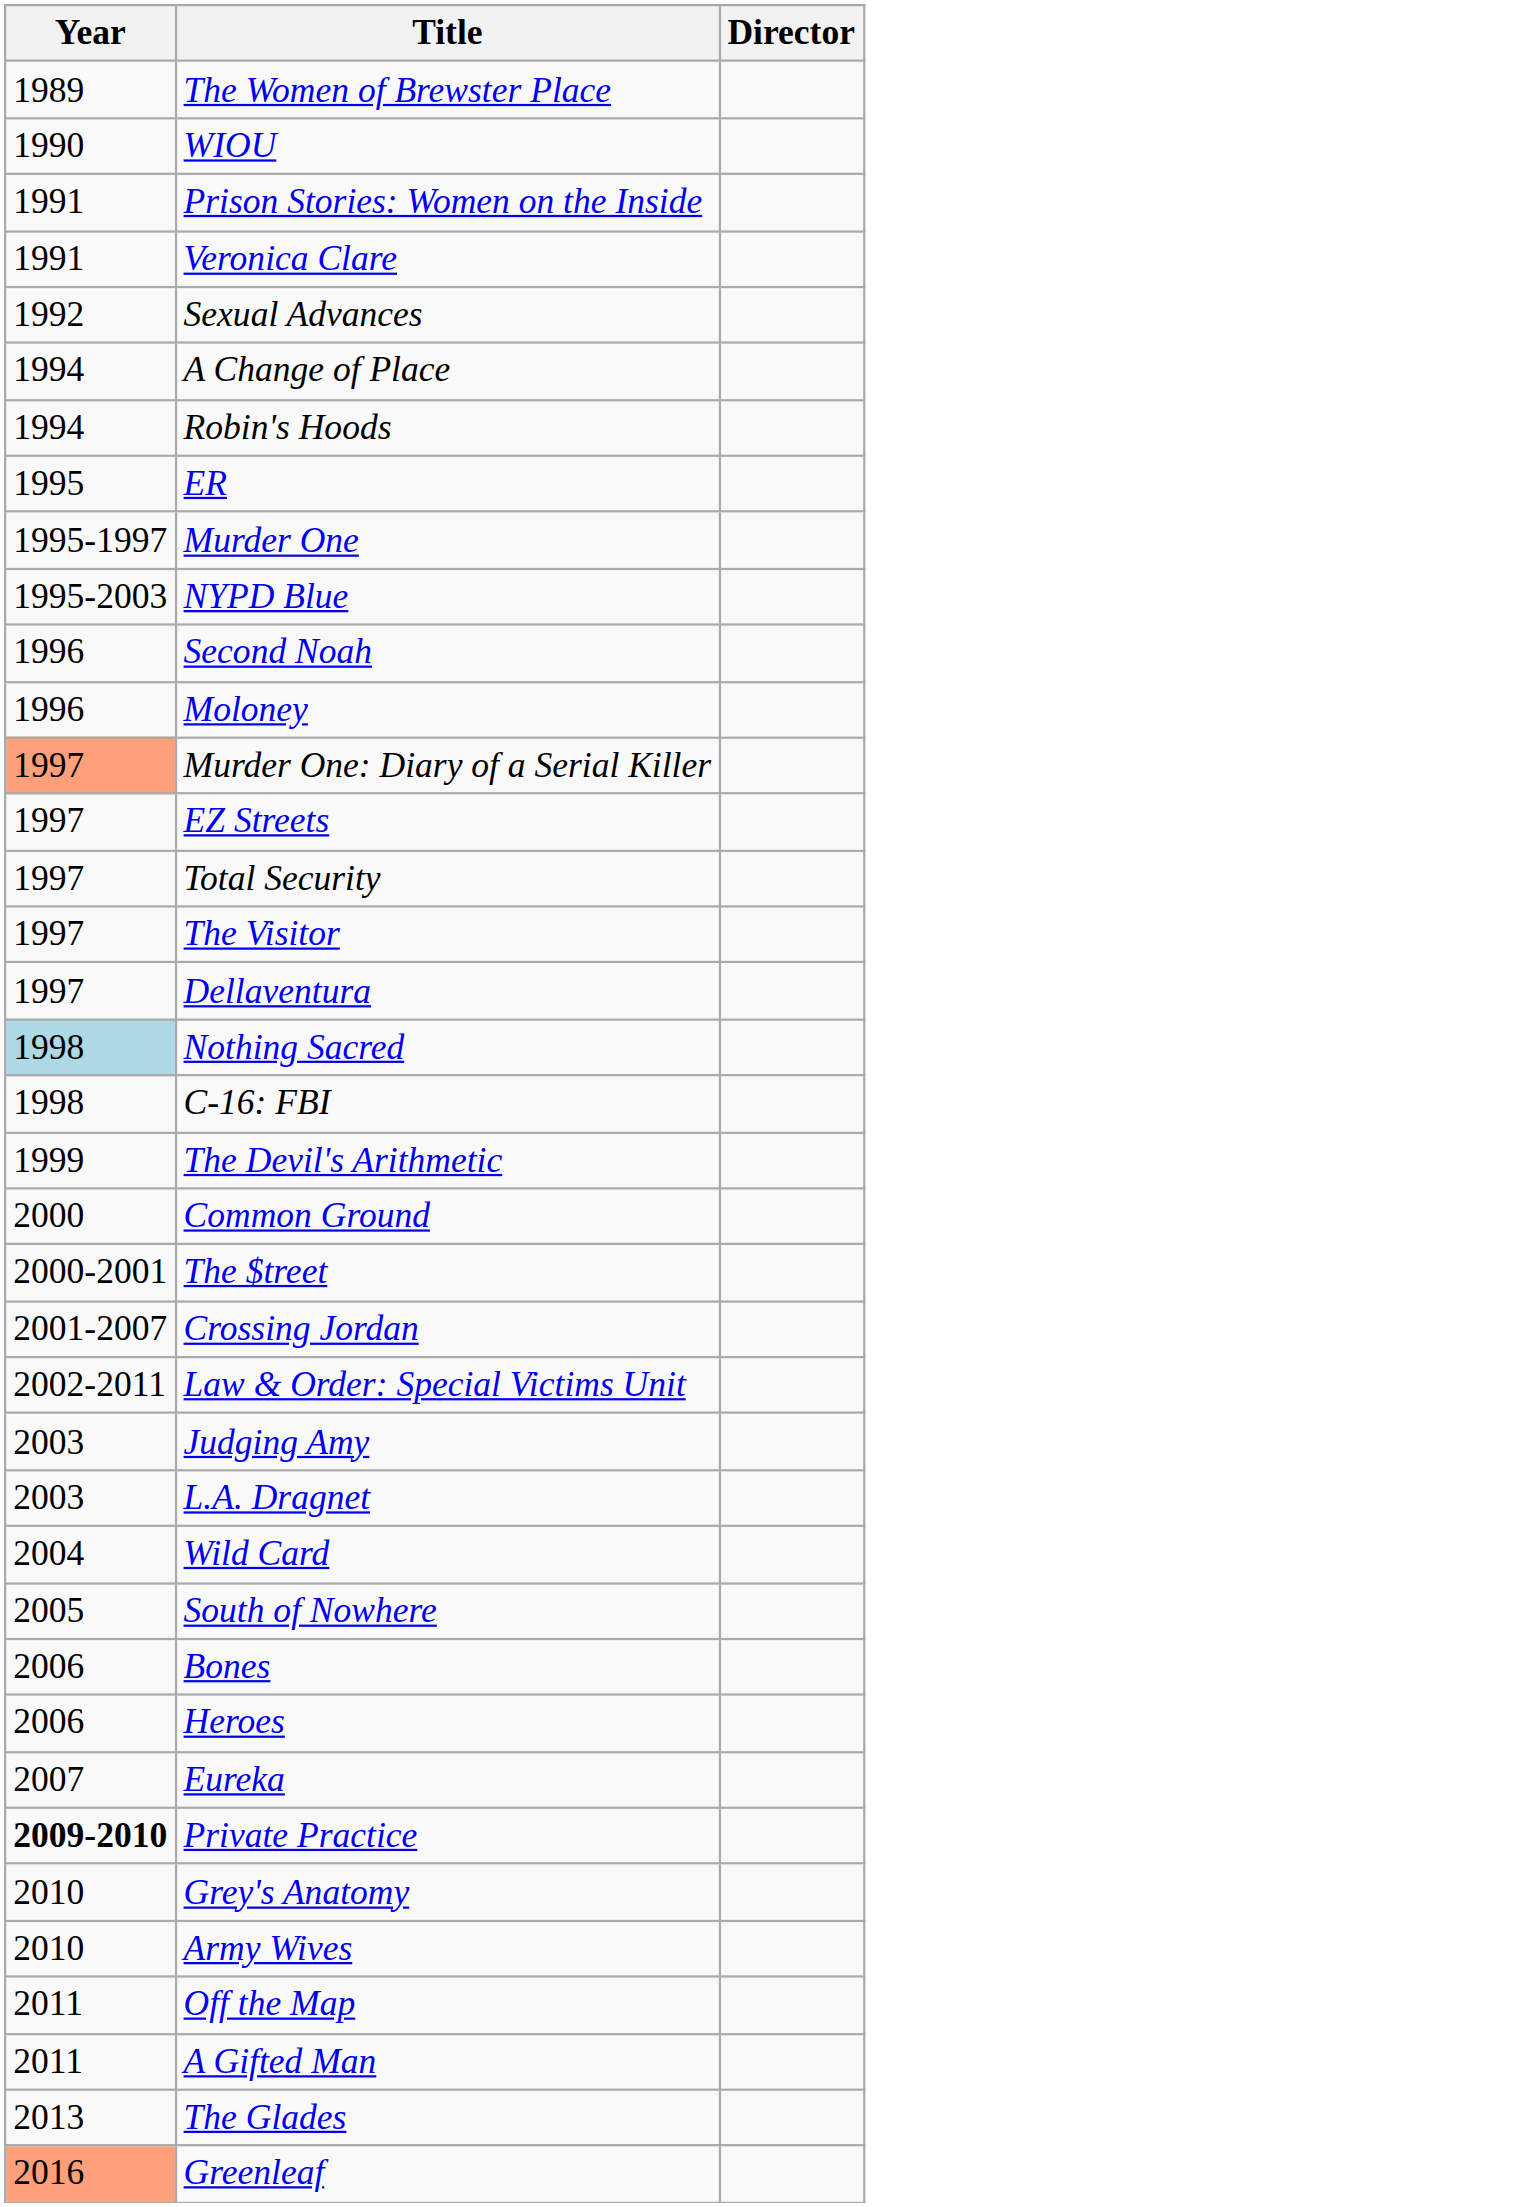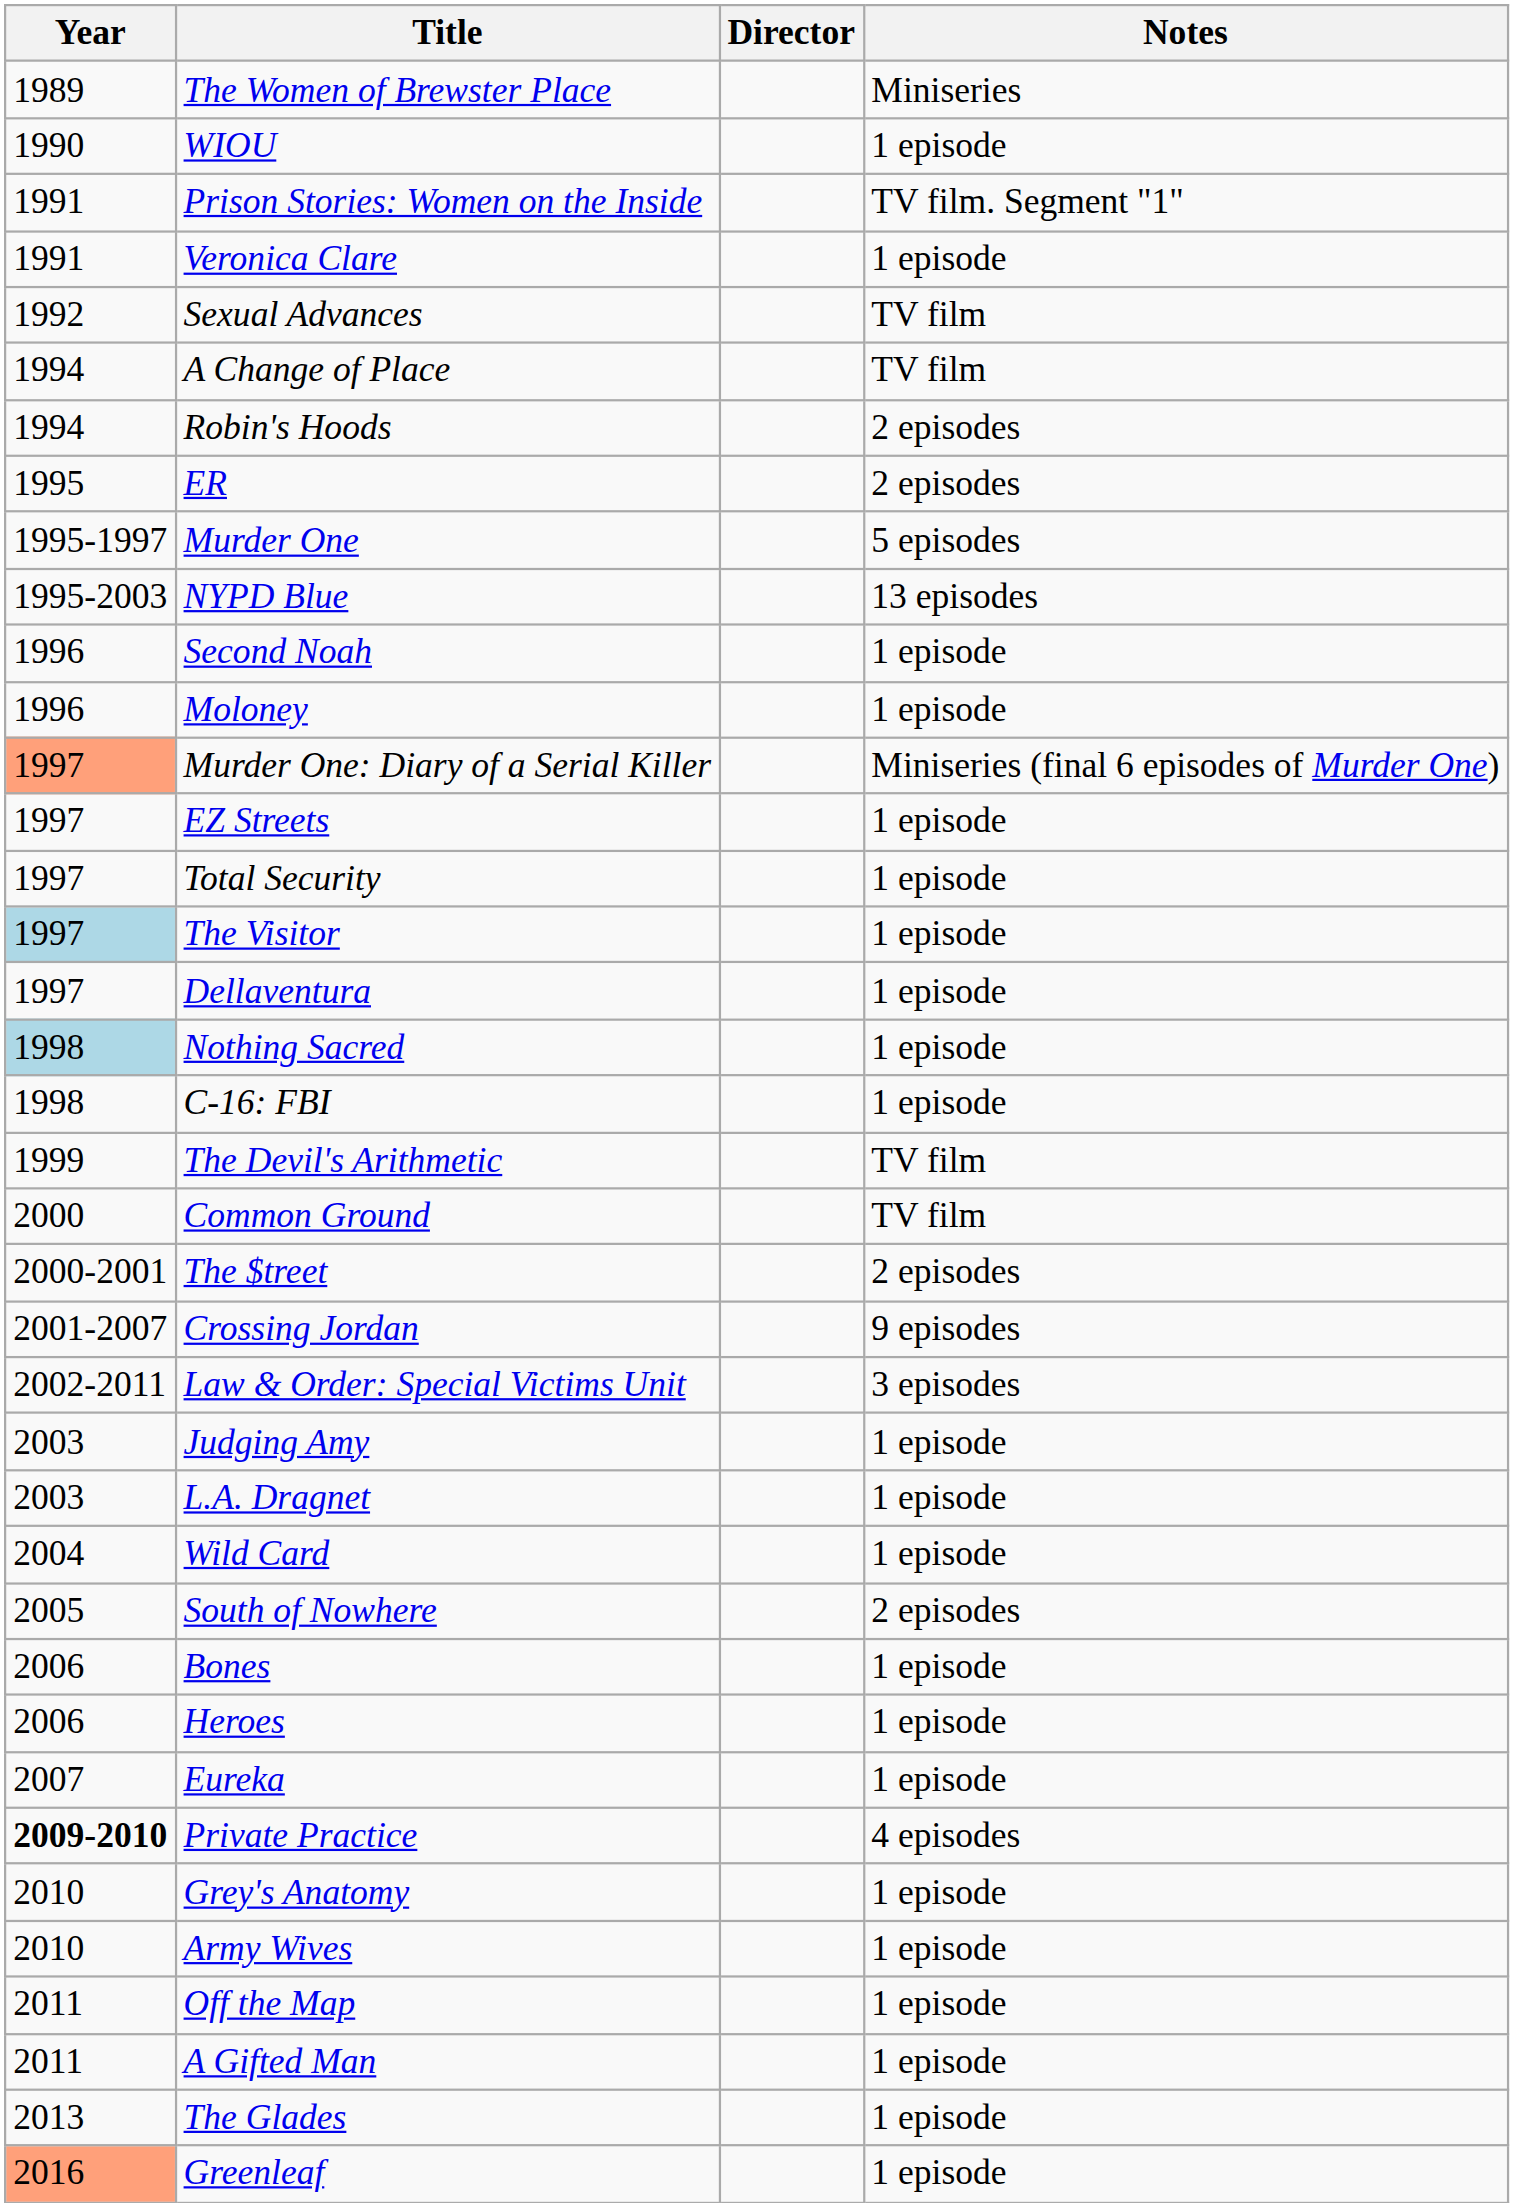+ column: (1185, 32)
(49, 933) no background -> (49, 933) lightblue background
